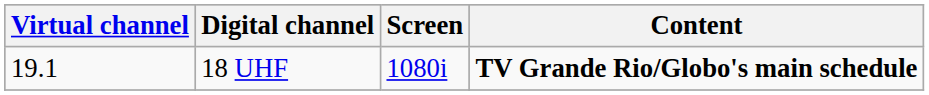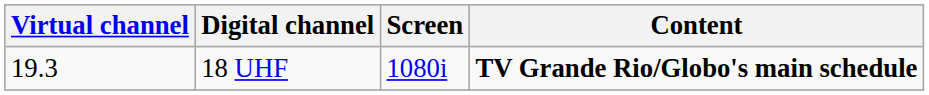(34, 68) 19.1 -> (34, 68) 19.3
